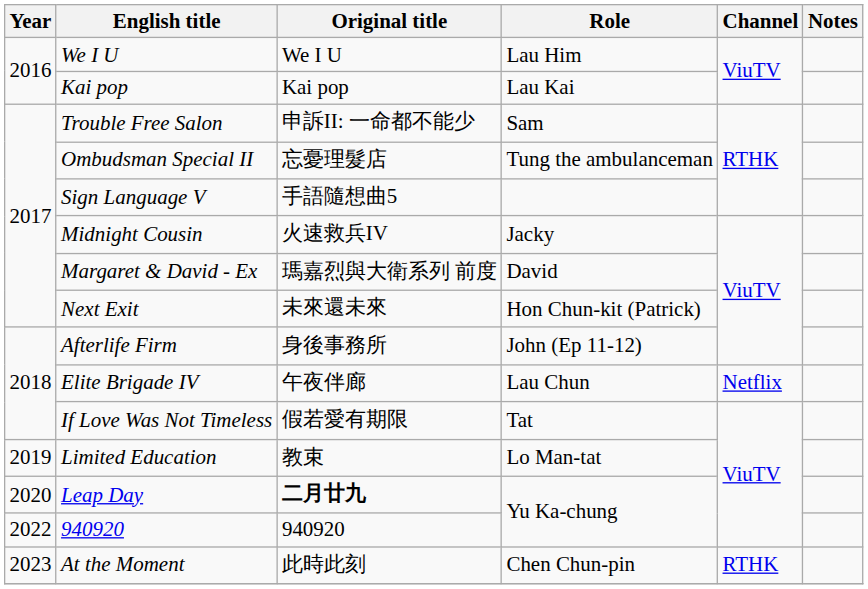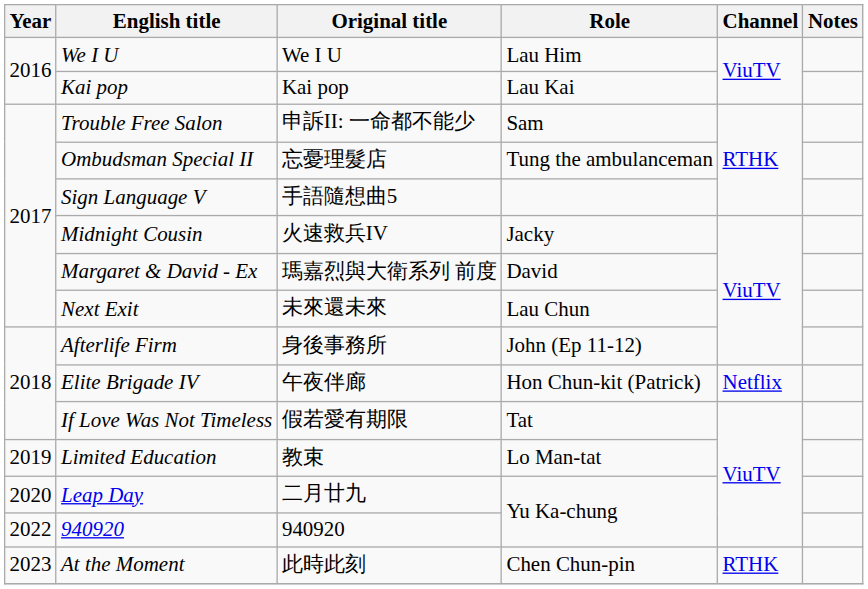(604, 308) Hon Chun-kit (Patrick) -> (548, 308) Lau Chun
(548, 383) Lau Chun -> (604, 383) Hon Chun-kit (Patrick)
(324, 493) bold -> (324, 493) normal
